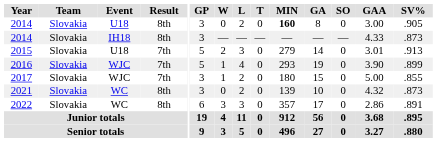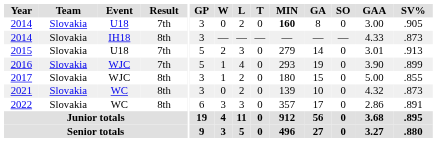(164, 24) 8th -> (164, 24) 7th
(164, 77) 7th -> (164, 77) 8th
